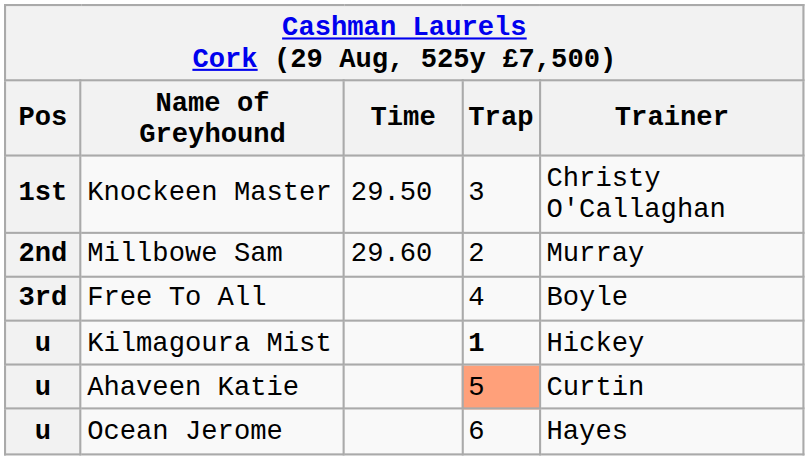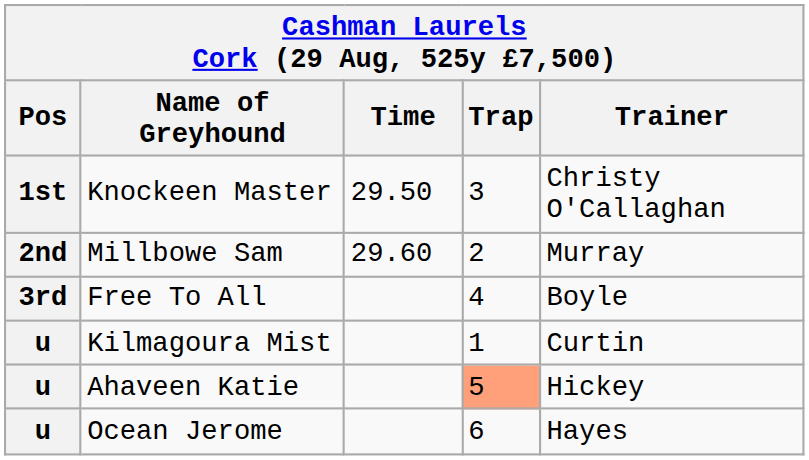(476, 343) bold -> (476, 343) normal
(595, 343) Hickey -> (595, 343) Curtin
(595, 387) Curtin -> (595, 387) Hickey
